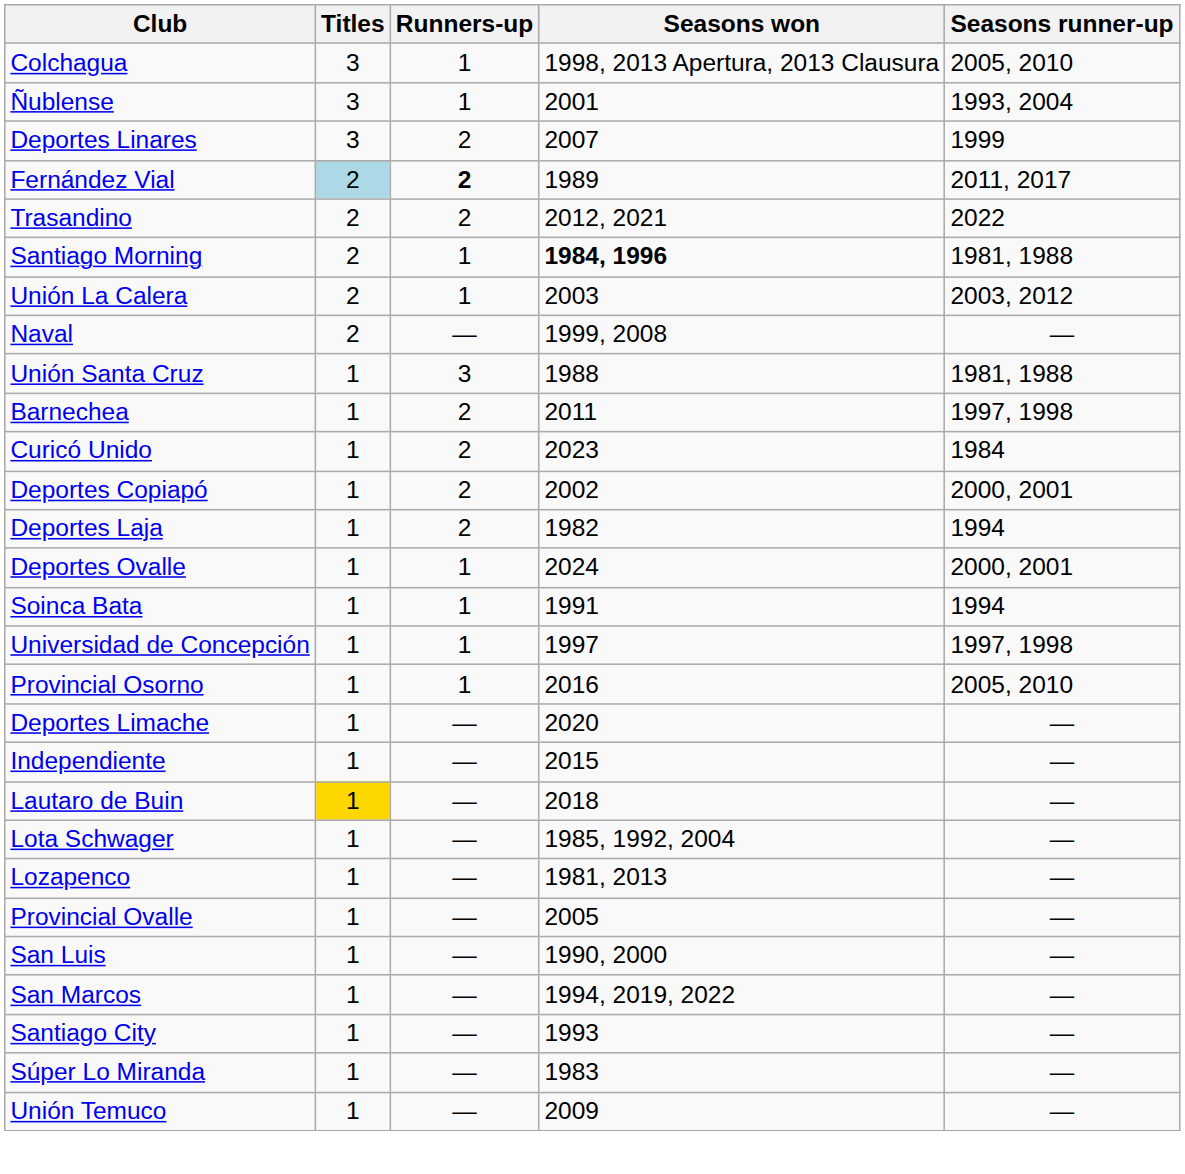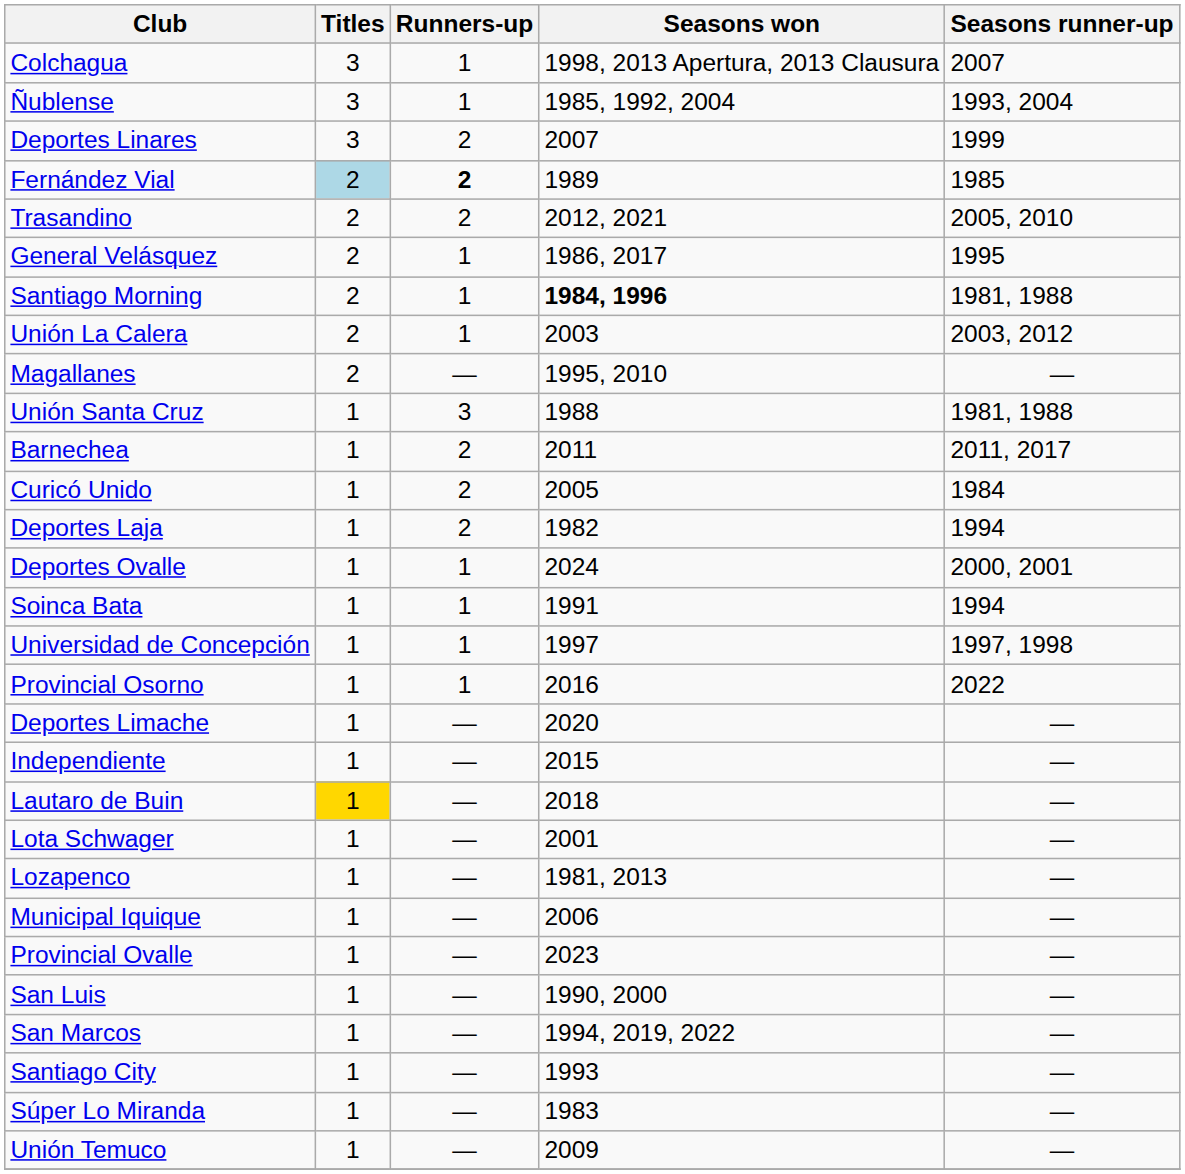(1012, 62) 2005, 2010 -> (978, 62) 2007
(572, 101) 2001 -> (640, 101) 1985, 1992, 2004
(1011, 179) 2011, 2017 -> (978, 179) 1985
(978, 218) 2022 -> (1012, 218) 2005, 2010
+ row: (114, 256)
+ row: (73, 373)
- row: (42, 334)
(1012, 412) 1997, 1998 -> (1011, 450) 2011, 2017
(572, 450) 2023 -> (572, 489) 2005
- row: (109, 489)
(1012, 683) 2005, 2010 -> (978, 683) 2022
(640, 839) 1985, 1992, 2004 -> (572, 839) 2001
+ row: (106, 916)
(572, 916) 2005 -> (572, 955) 2023
